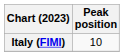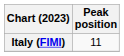(96, 42) 10 -> (96, 42) 11
